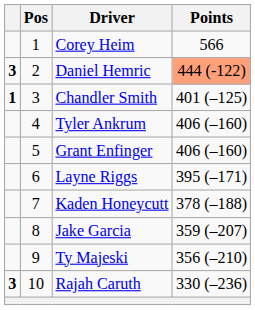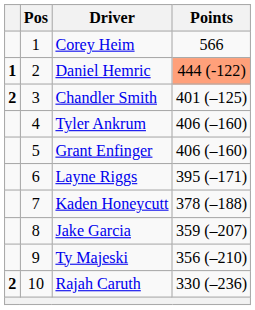(12, 71) 3 -> (12, 71) 1
(12, 97) 1 -> (12, 97) 2
(12, 283) 3 -> (12, 283) 2
